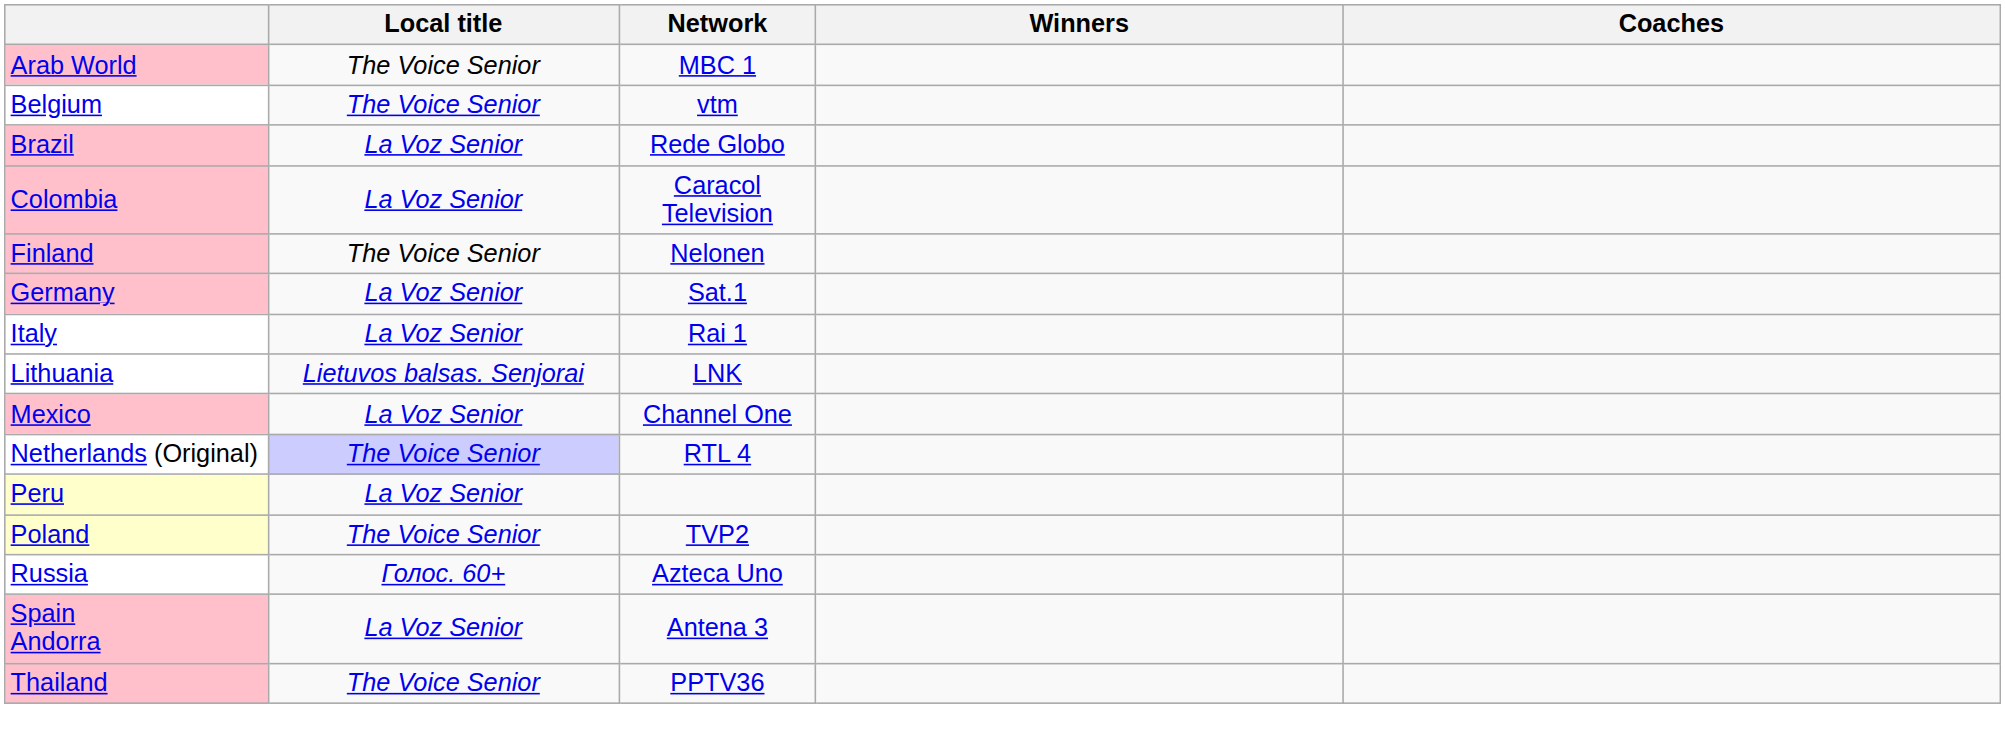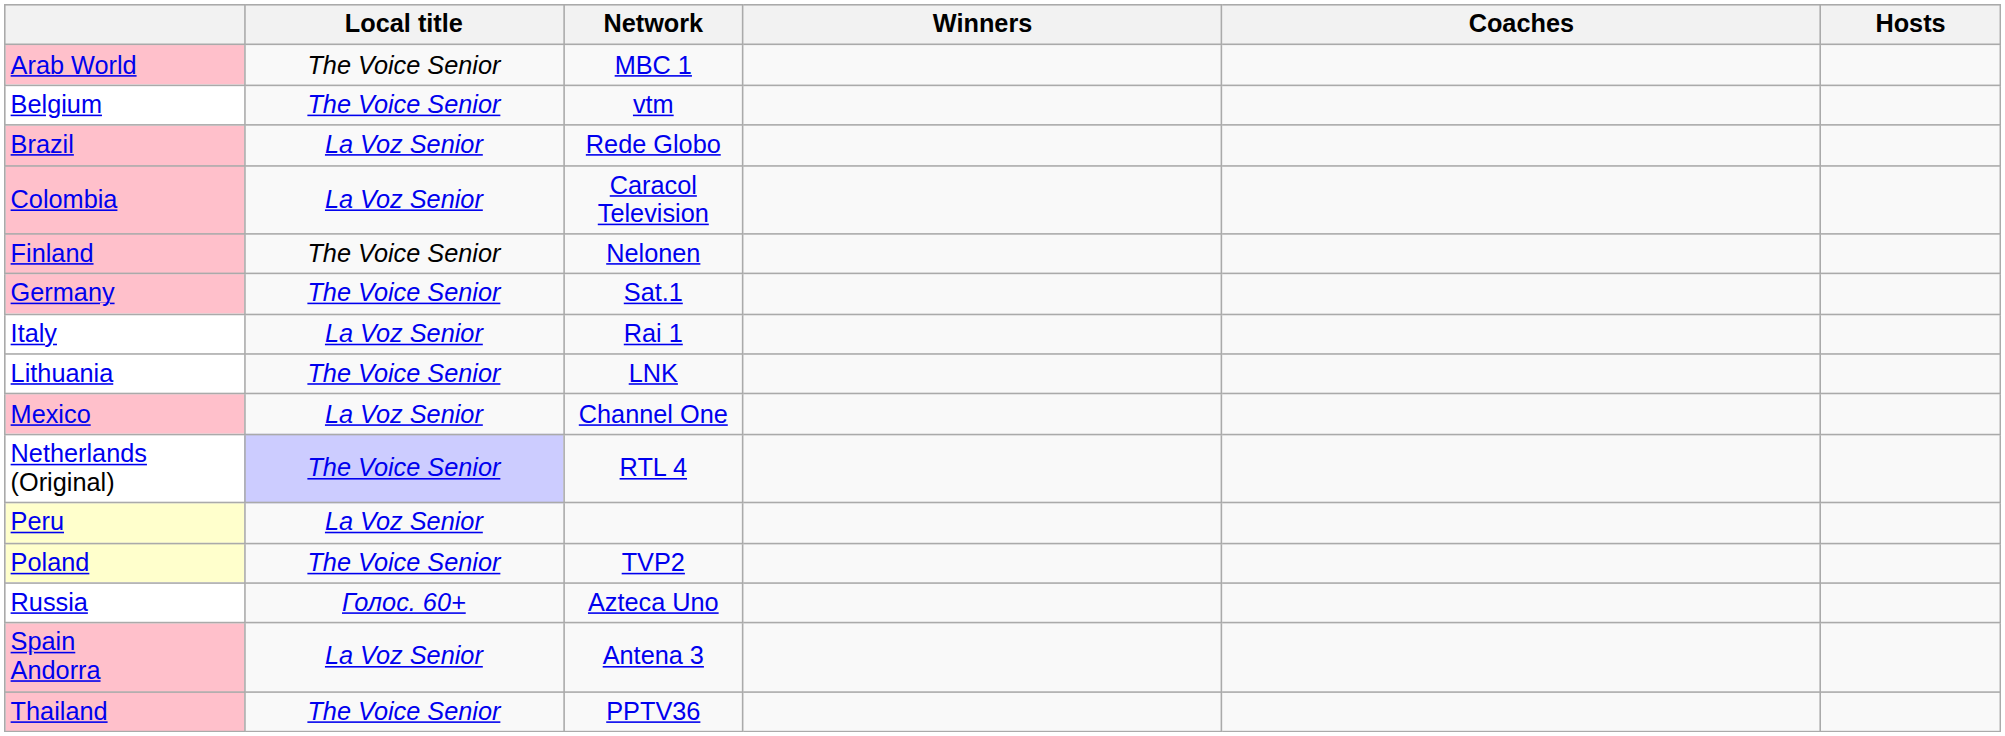+ column: (1911, 24)
(443, 293) La Voz Senior -> (404, 293) The Voice Senior
(443, 373) Lietuvos balsas. Senjorai -> (404, 373) The Voice Senior
